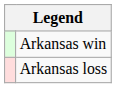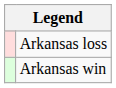rows swapped: (63, 44) <-> (63, 70)
